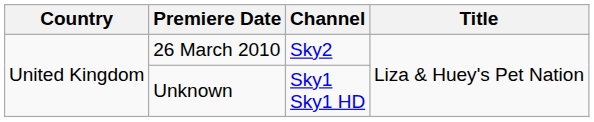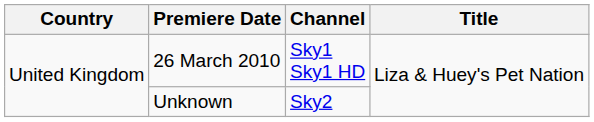(311, 49) Sky2 -> (328, 60) Sky1 Sky1 HD
(328, 90) Sky1 Sky1 HD -> (311, 101) Sky2
